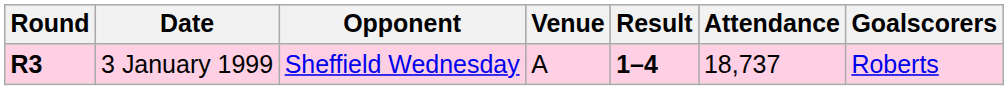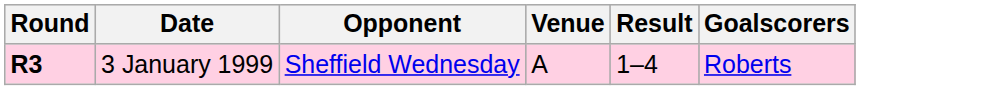- column: (772, 24)
(637, 63) bold -> (637, 63) normal
